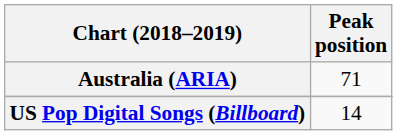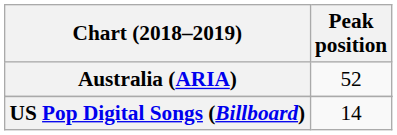(351, 79) 71 -> (351, 79) 52
